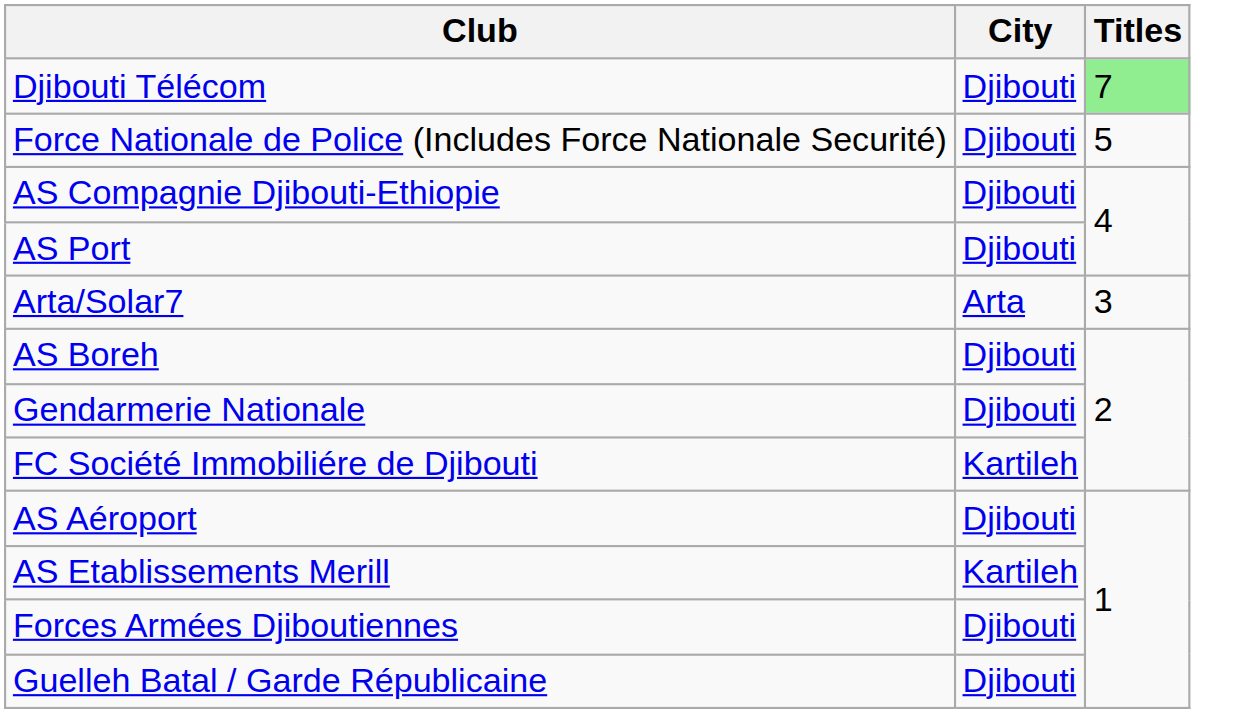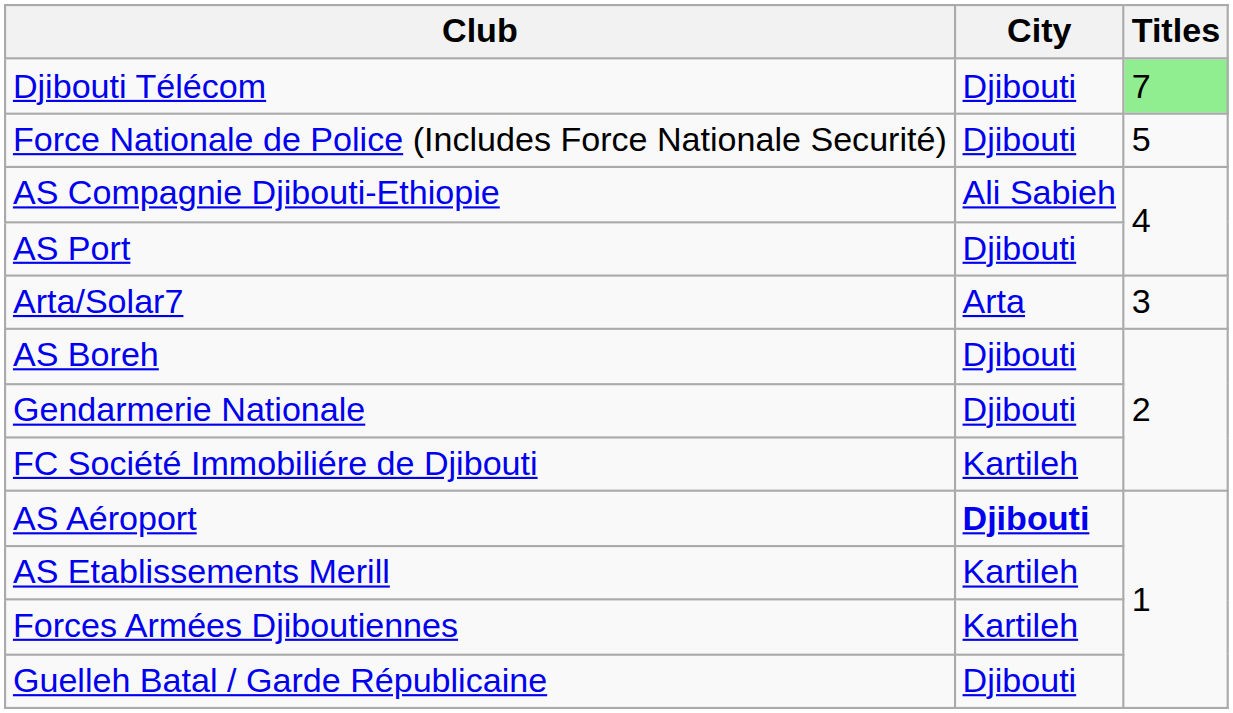(1019, 193) Djibouti -> (1039, 193) Ali Sabieh
(1019, 517) normal -> (1026, 517) bold
(1019, 626) Djibouti -> (1020, 626) Kartileh
